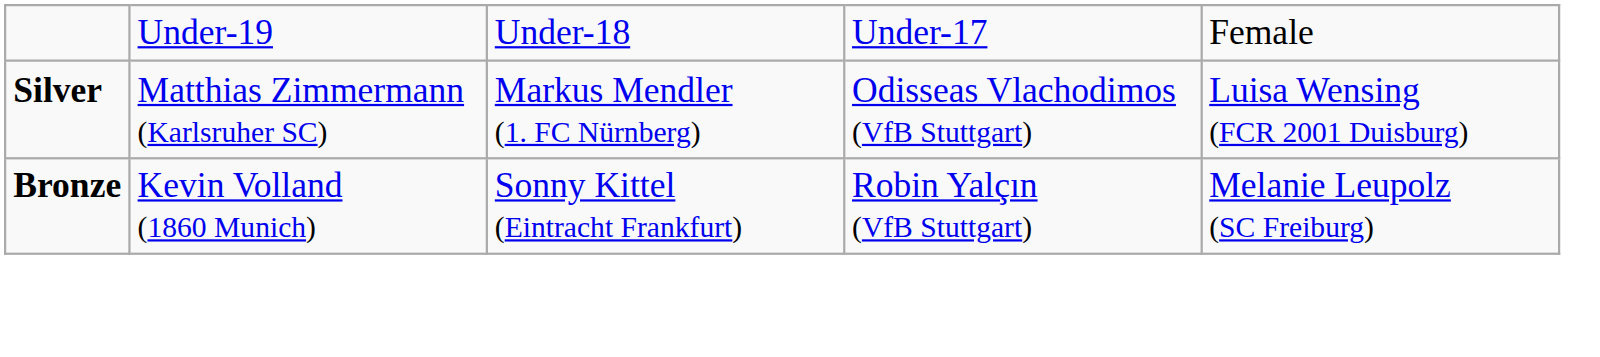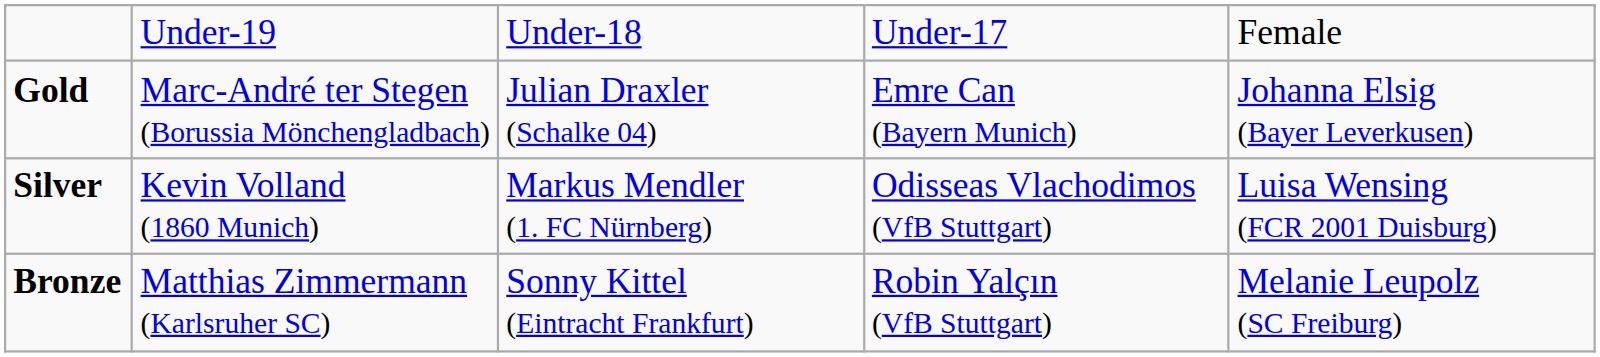+ row: (51, 88)
(301, 108) Matthias Zimmermann (Karlsruher SC) -> (243, 205) Kevin Volland (1860 Munich)
(240, 205) Kevin Volland (1860 Munich) -> (304, 301) Matthias Zimmermann (Karlsruher SC)
